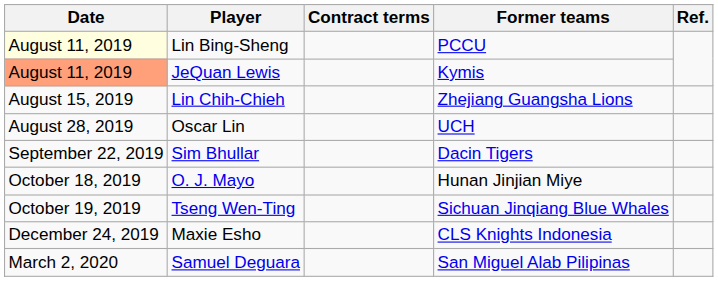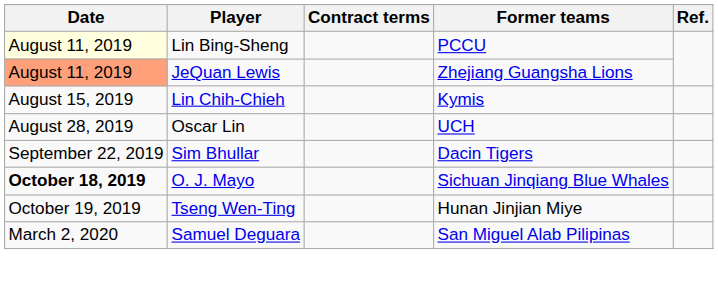(461, 72) Kymis -> (535, 72) Zhejiang Guangsha Lions
(535, 99) Zhejiang Guangsha Lions -> (461, 99) Kymis
(75, 180) normal -> (77, 180) bold
(510, 180) Hunan Jinjian Miye -> (553, 180) Sichuan Jinqiang Blue Whales
(553, 208) Sichuan Jinqiang Blue Whales -> (510, 208) Hunan Jinjian Miye
- row: (216, 235)
